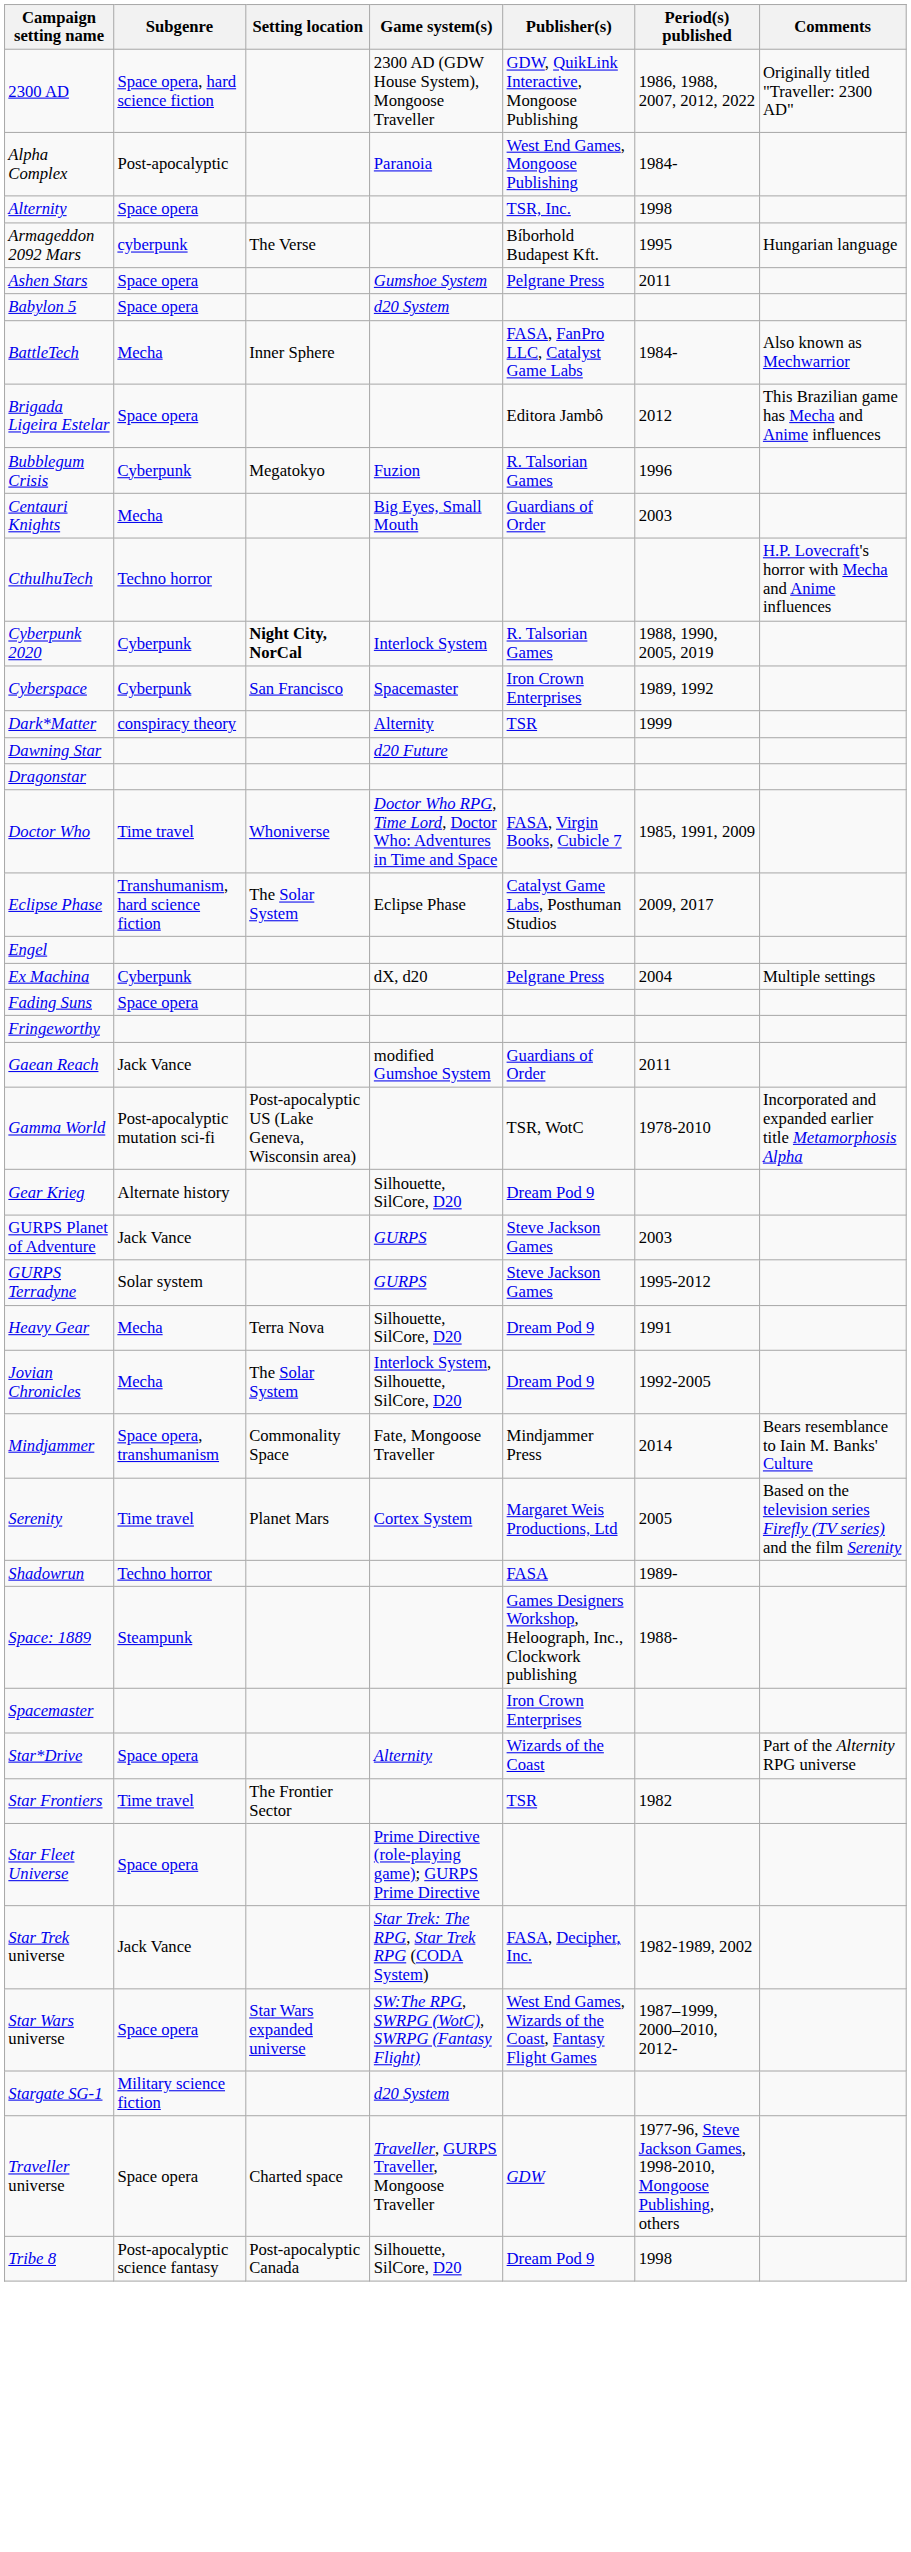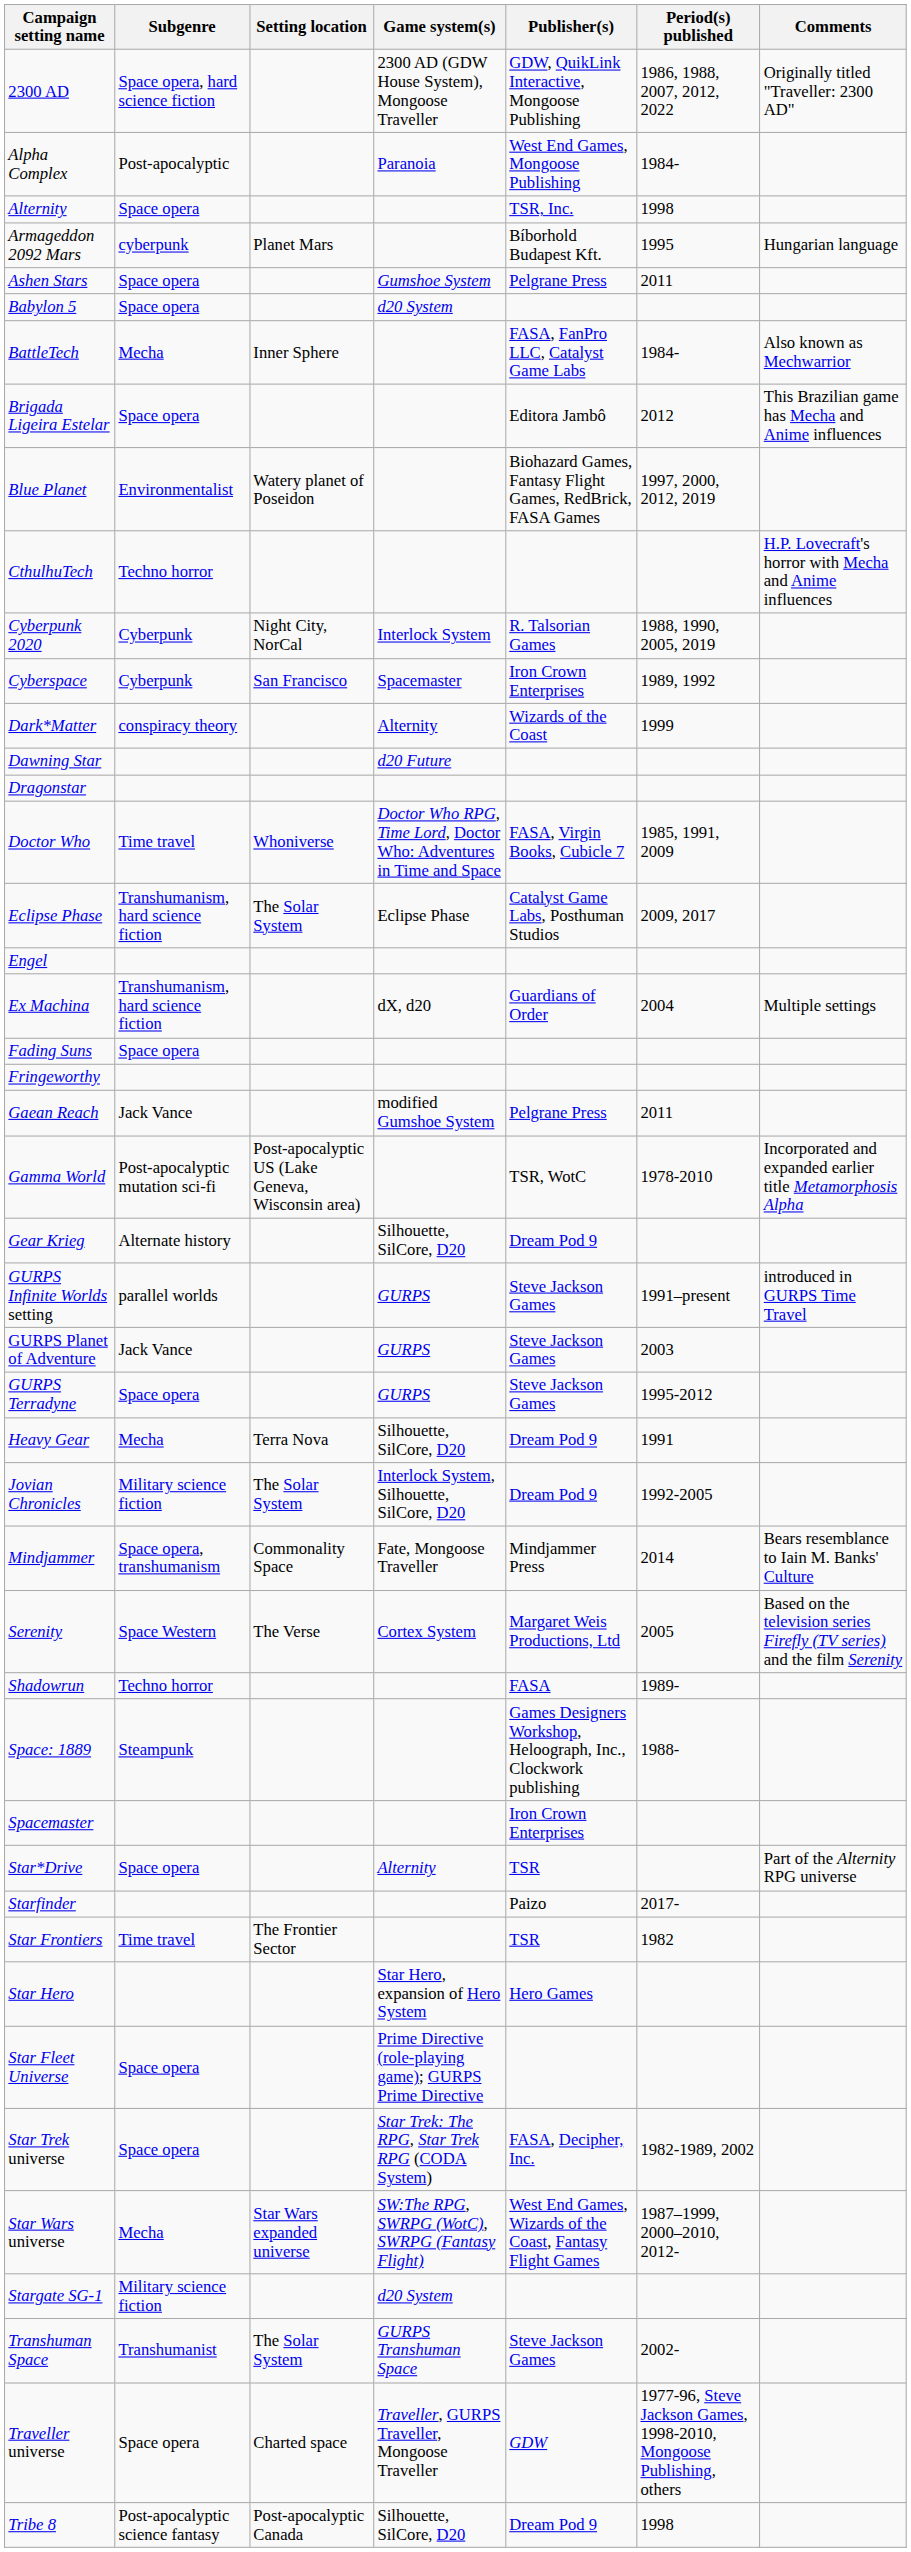(282, 244) The Verse -> (293, 244) Planet Mars
+ row: (47, 489)
- row: (46, 470)
- row: (38, 515)
(288, 643) bold -> (290, 635) normal
(522, 724) TSR -> (558, 725) Wizards of the Coast
(154, 976) Cyberpunk -> (174, 1005) Transhumanism, hard science fiction
(555, 976) Pelgrane Press -> (552, 1005) Guardians of Order
(550, 1064) Guardians of Order -> (558, 1113) Pelgrane Press
+ row: (58, 1295)
(160, 1282) Solar system -> (159, 1394) Space opera
(140, 1382) Mecha -> (172, 1494) Military science fiction
(156, 1519) Time travel -> (167, 1631) Space Western
(289, 1519) Planet Mars -> (287, 1631) The Verse
(555, 1755) Wizards of the Coast -> (525, 1867) TSR
+ row: (42, 1903)
+ row: (41, 1993)
(154, 1947) Jack Vance -> (159, 2149) Space opera
(158, 2029) Space opera -> (141, 2232) Mecha
+ row: (50, 2350)
